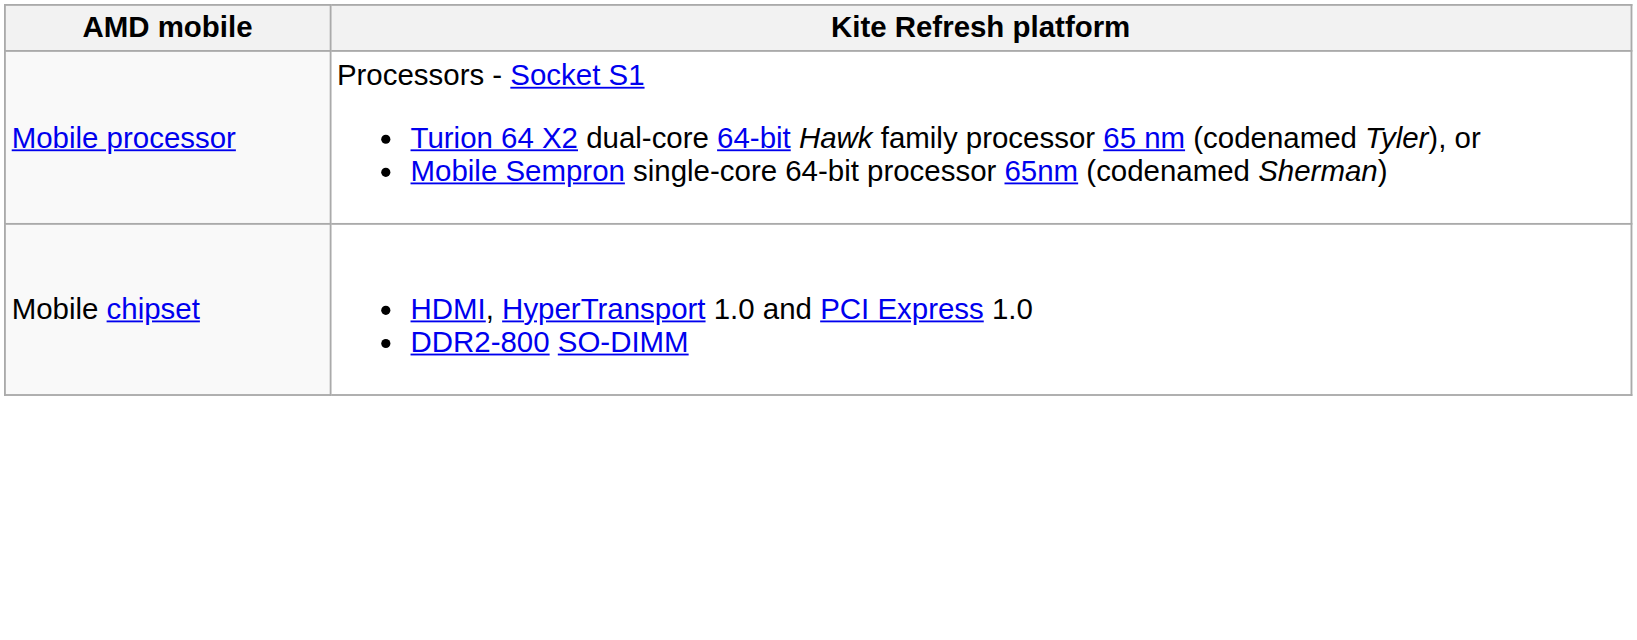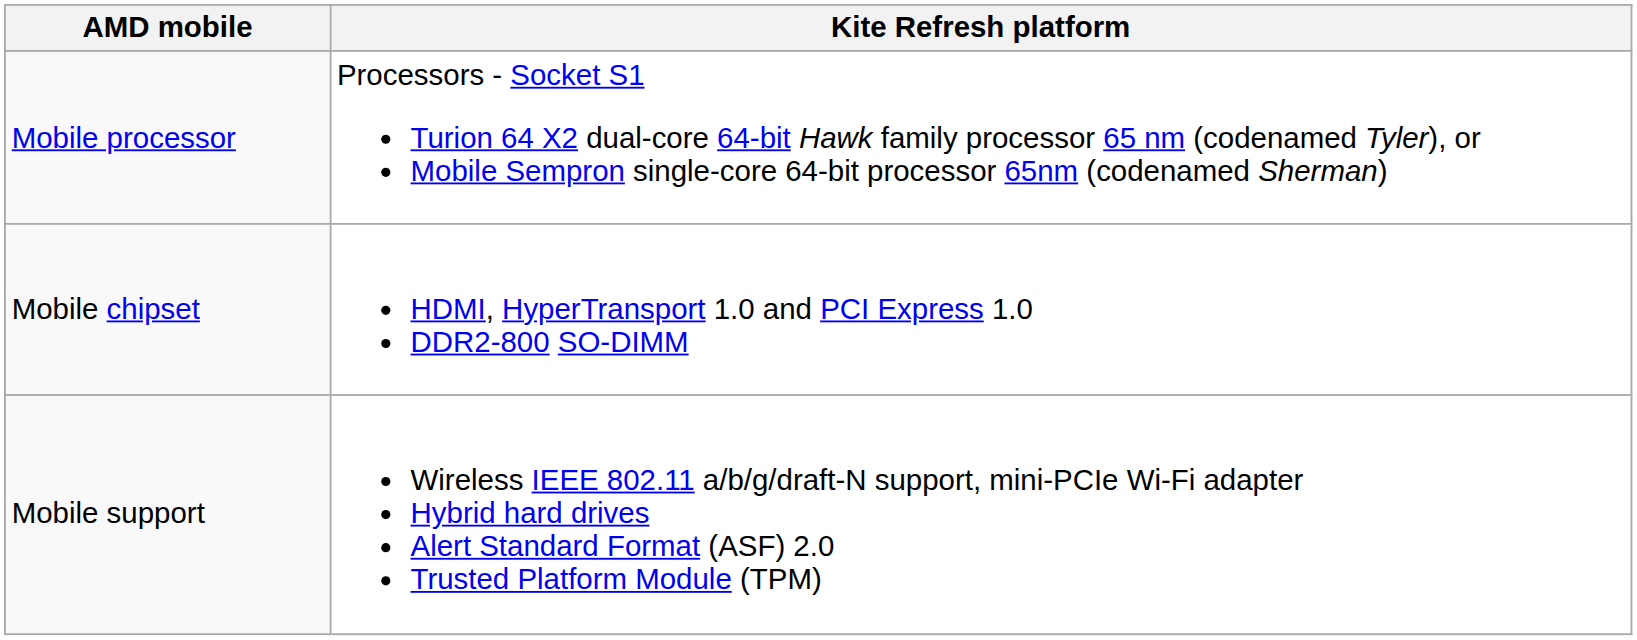+ row: (108, 513)
